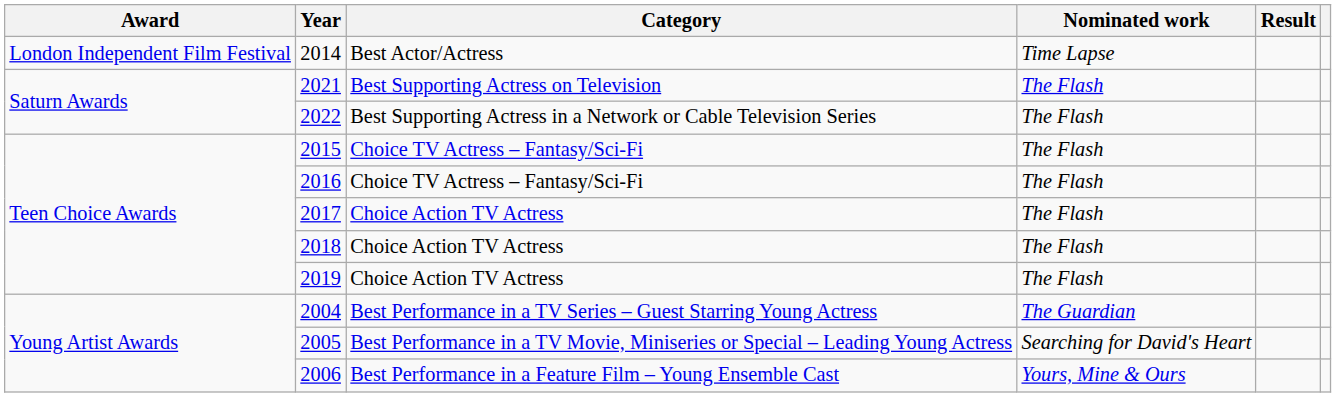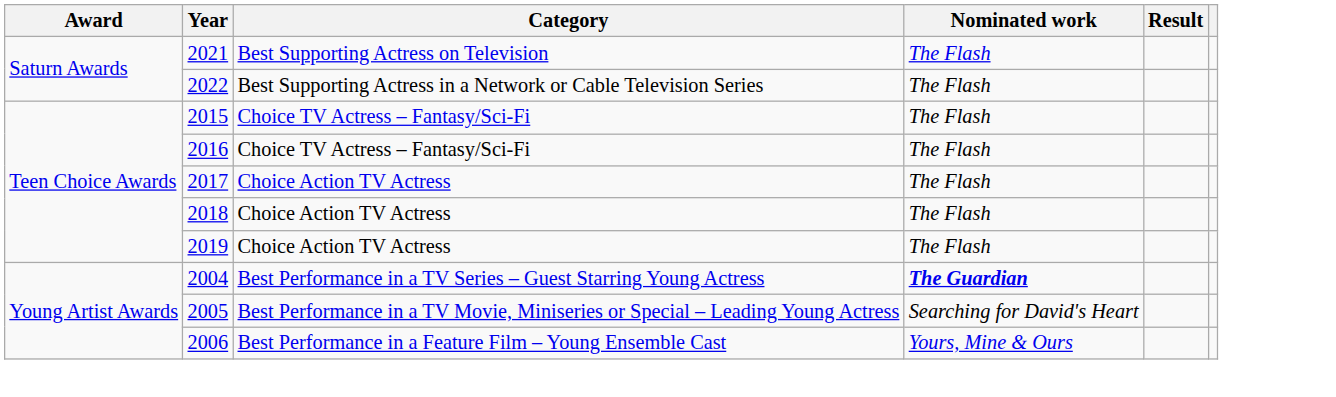- row: (321, 52)
(1078, 310) normal -> (968, 278) bold
